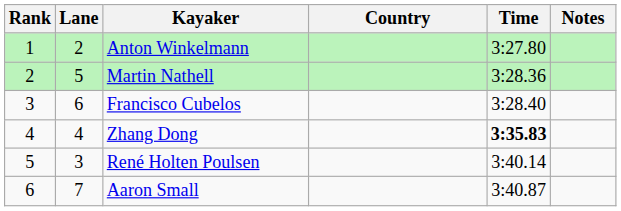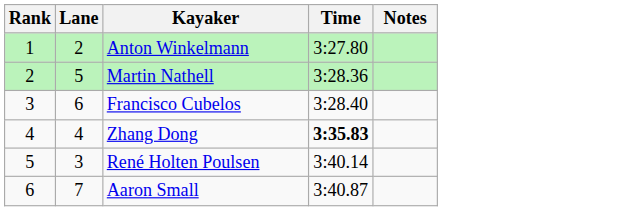- column: (398, 18)
